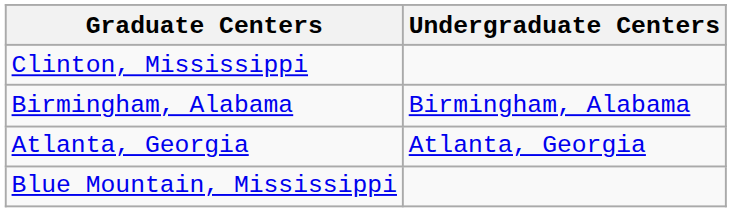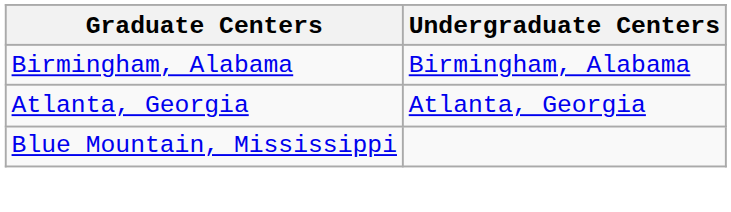- row: (160, 65)
